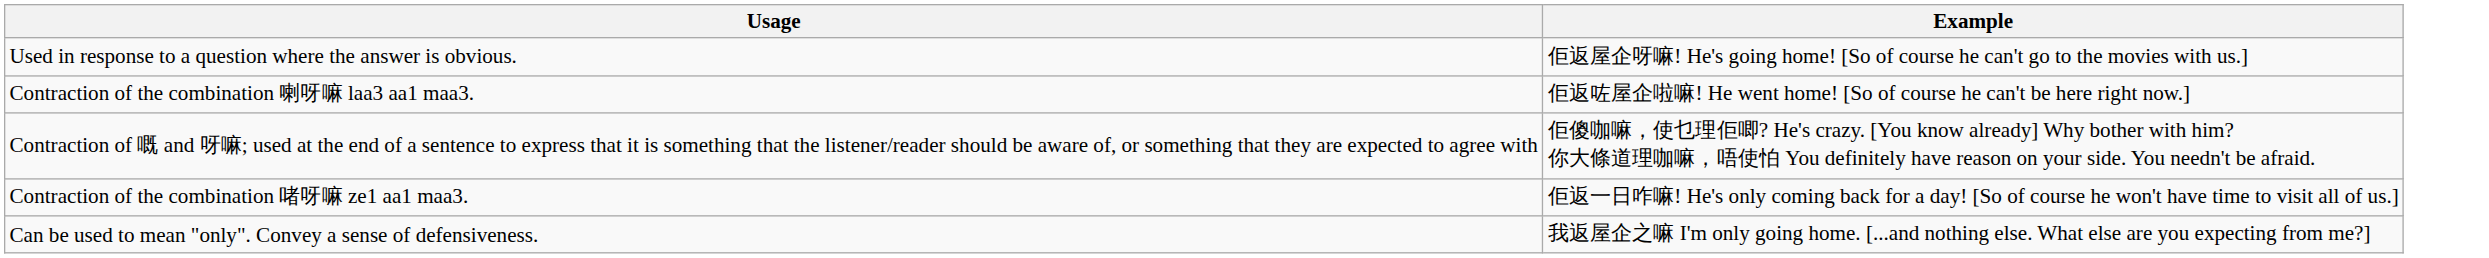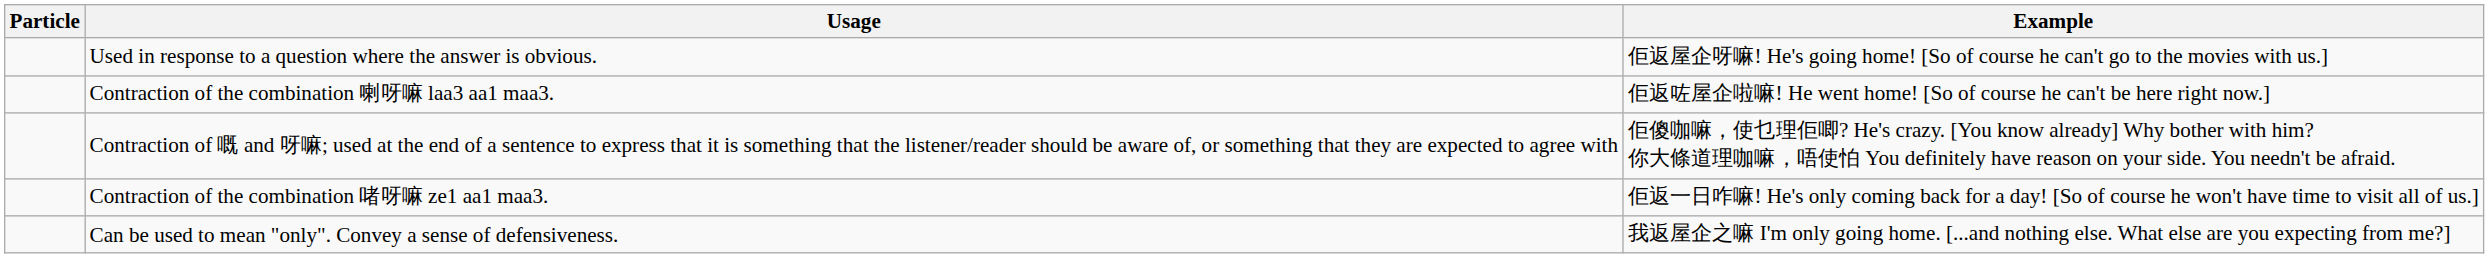+ column: (45, 21)
